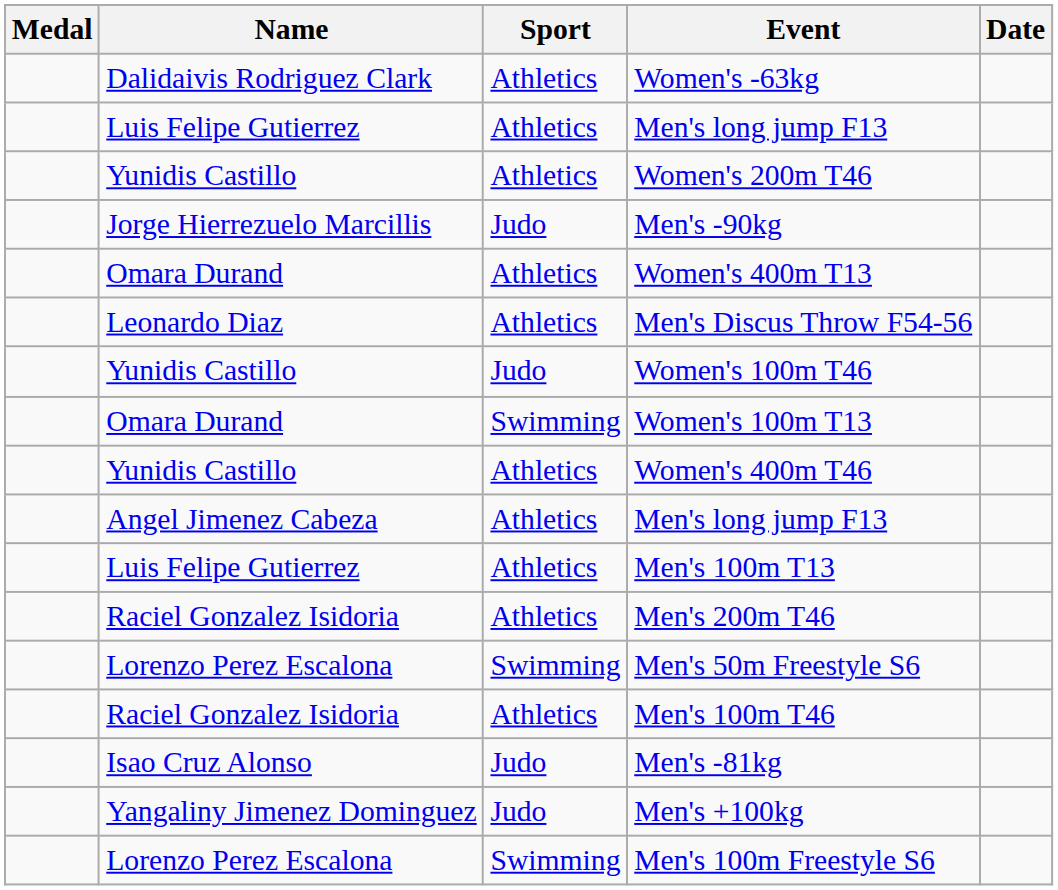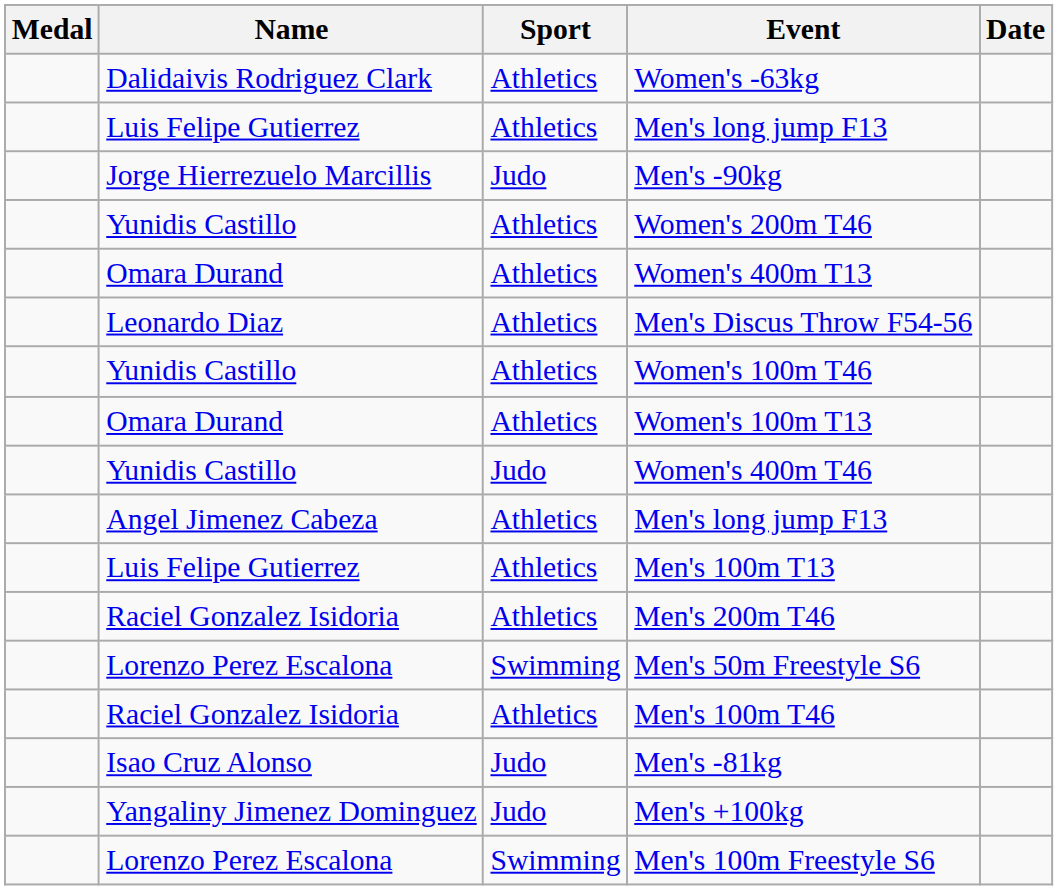rows swapped: (201, 175) <-> (269, 224)
(518, 371) Judo -> (544, 371) Athletics
(555, 420) Swimming -> (544, 420) Athletics
(544, 468) Athletics -> (518, 468) Judo
